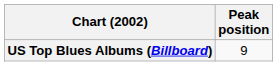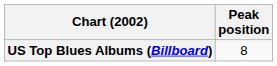(244, 50) 9 -> (244, 50) 8
